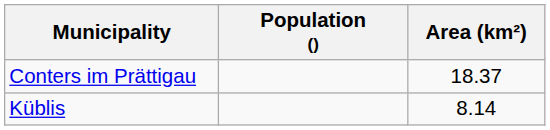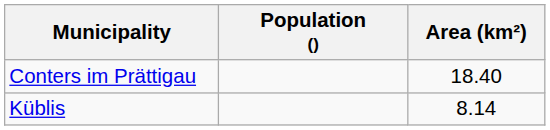(476, 76) 18.37 -> (476, 76) 18.40
